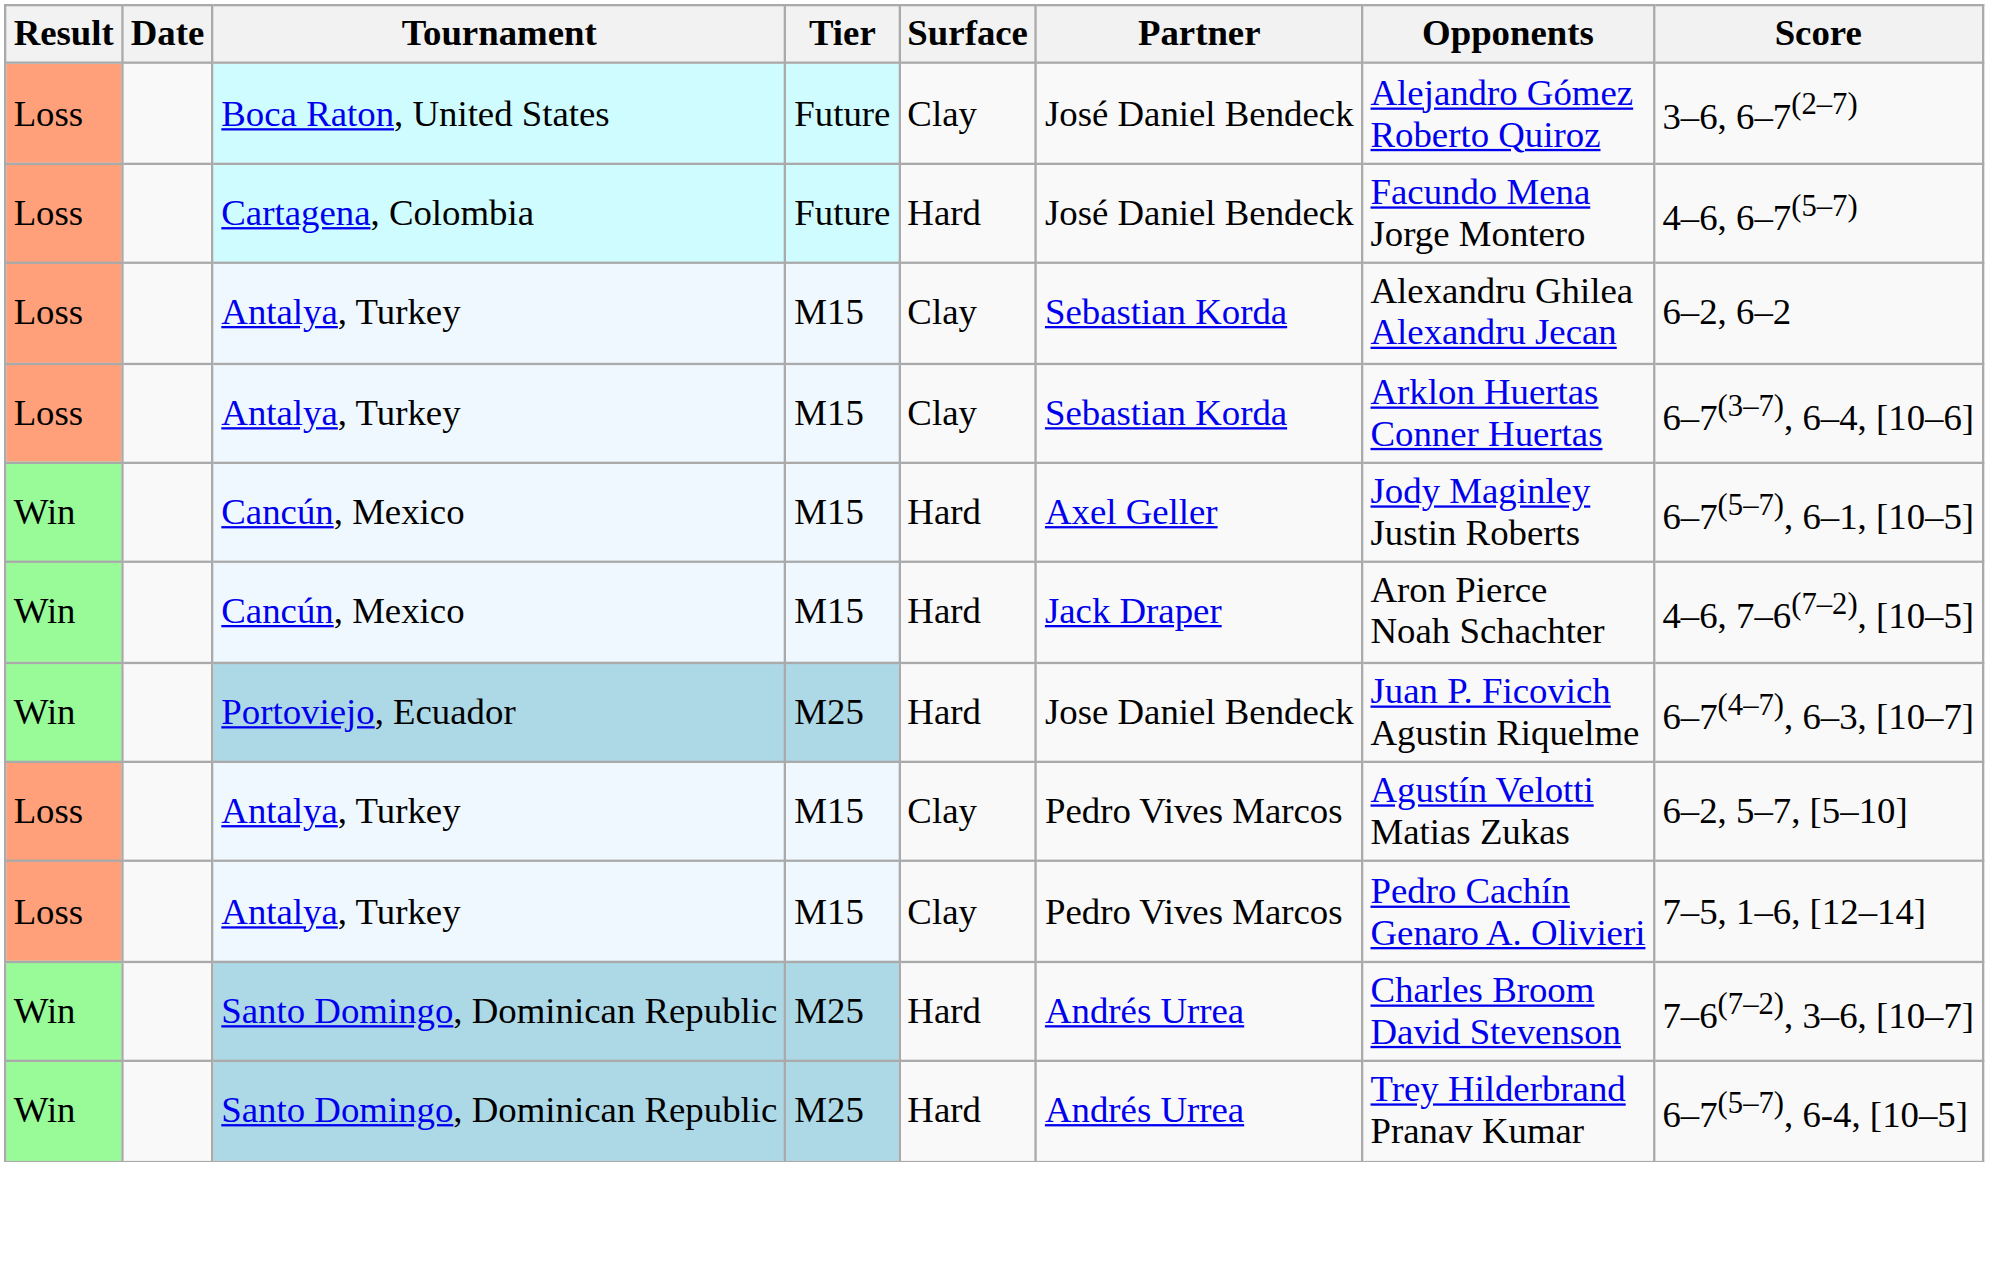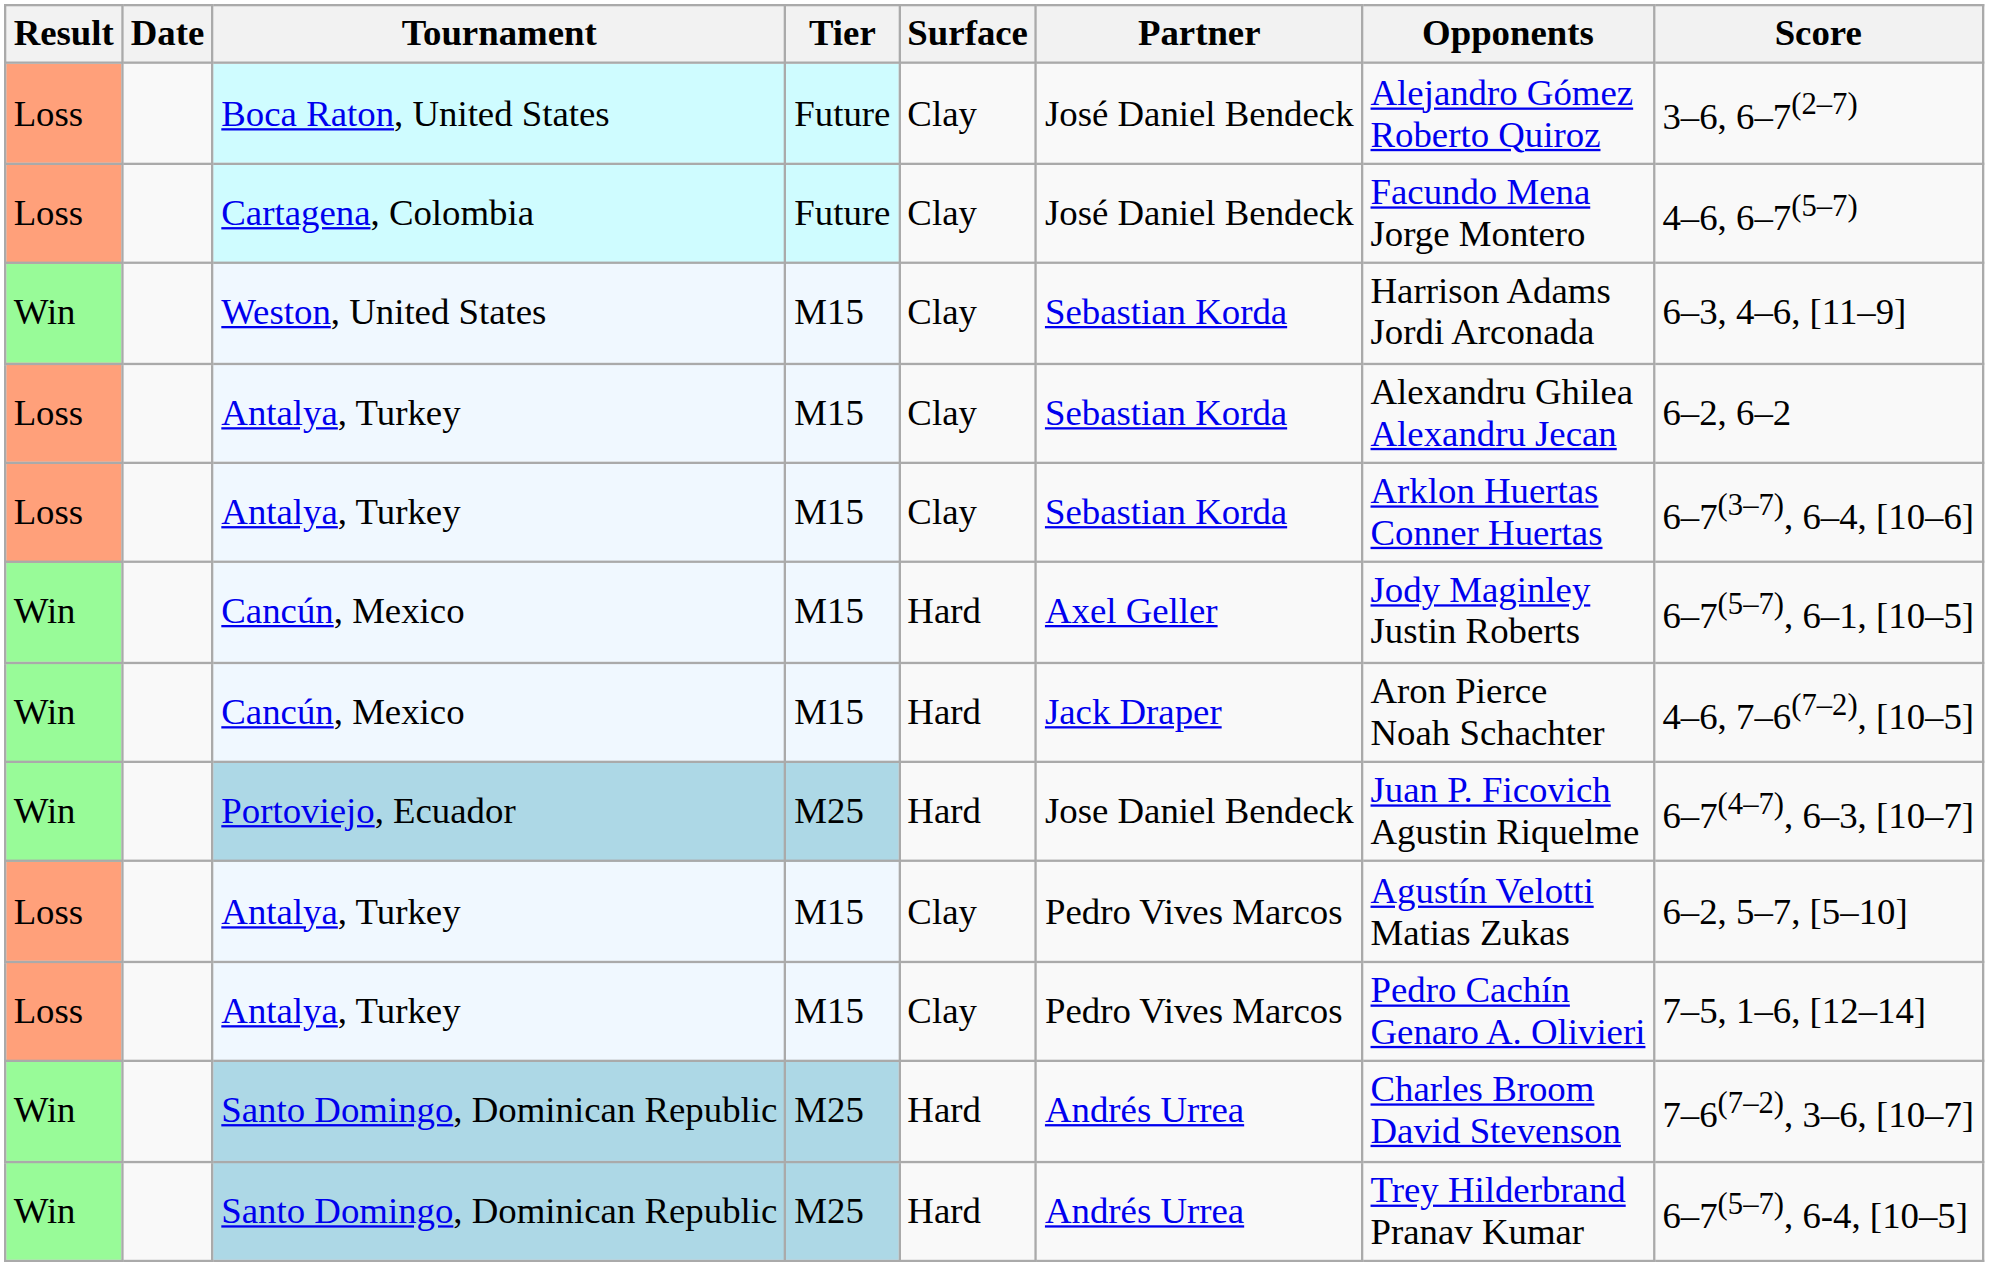(944, 212) Hard -> (942, 212) Clay
+ row: (384, 312)
